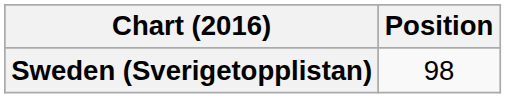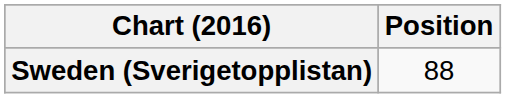(439, 69) 98 -> (439, 69) 88
